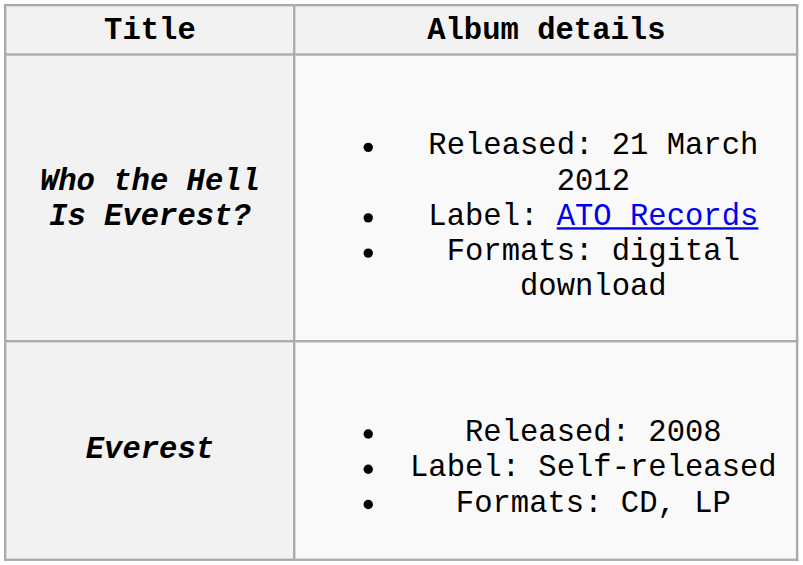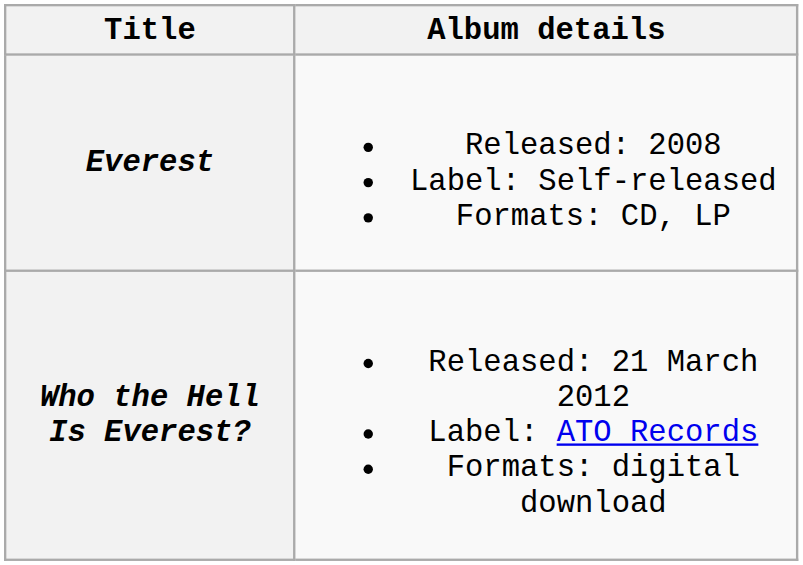rows swapped: (150, 450) <-> (150, 199)
